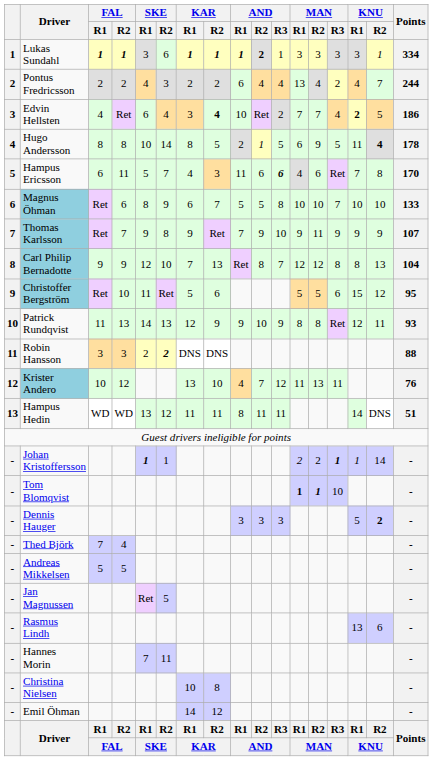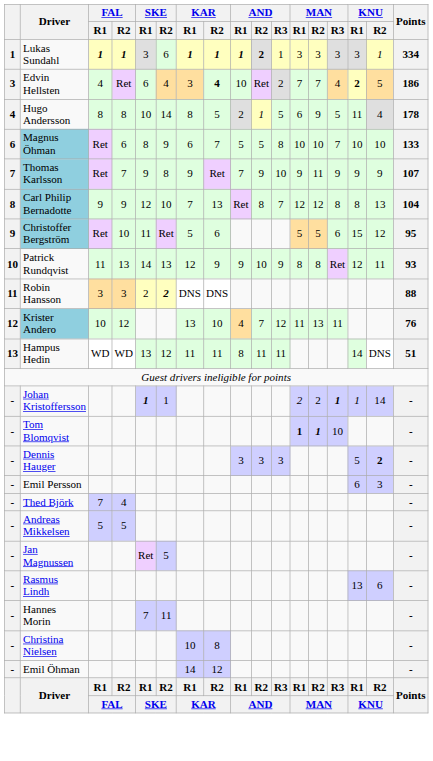- row: (49, 84)
(380, 144) bold -> (380, 114) normal
- row: (42, 174)
+ row: (52, 484)
